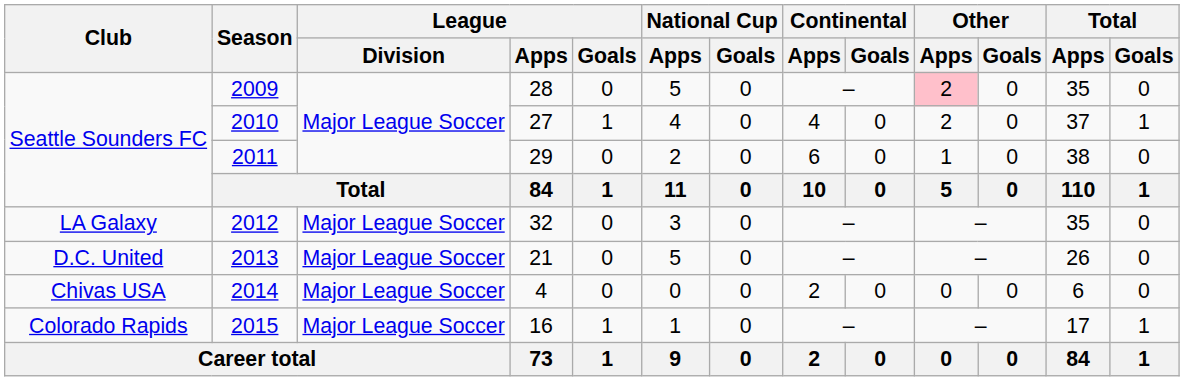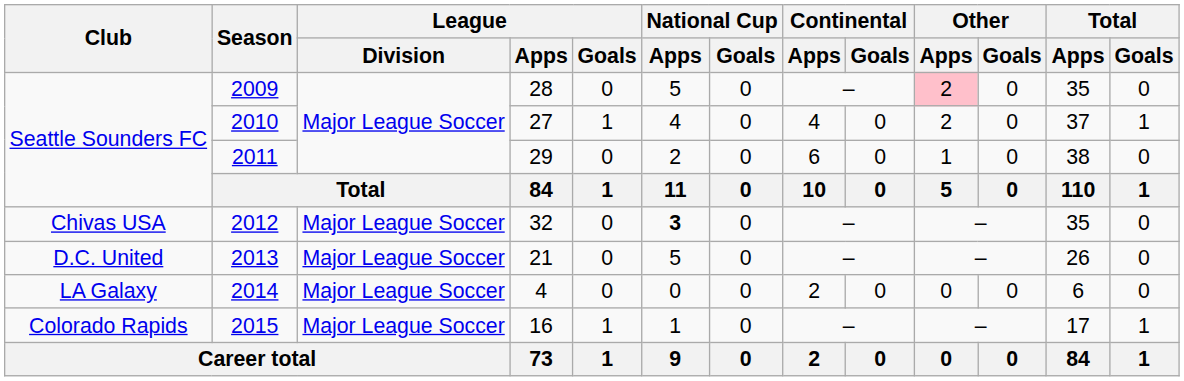(108, 223) LA Galaxy -> (108, 223) Chivas USA
(675, 223) normal -> (675, 223) bold
(108, 291) Chivas USA -> (108, 291) LA Galaxy
